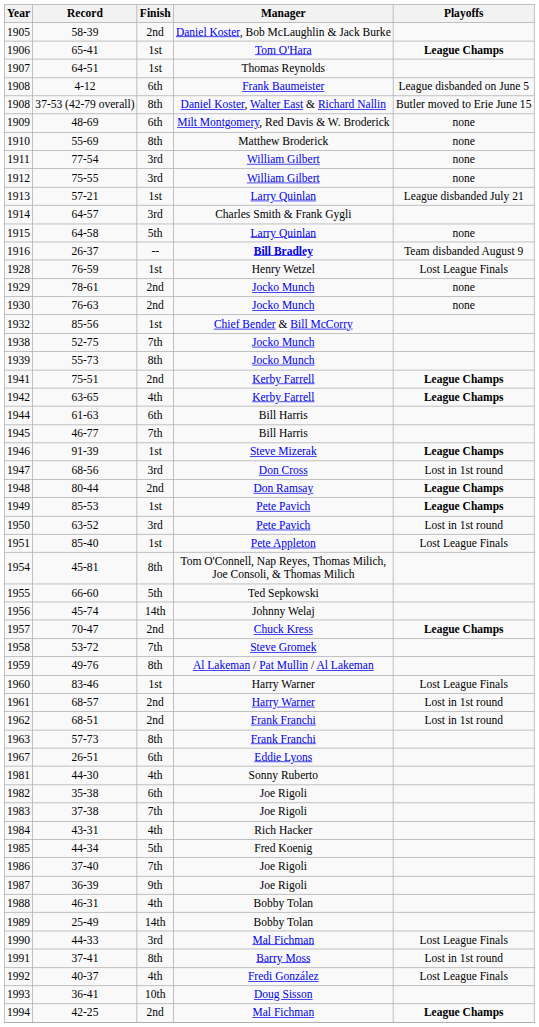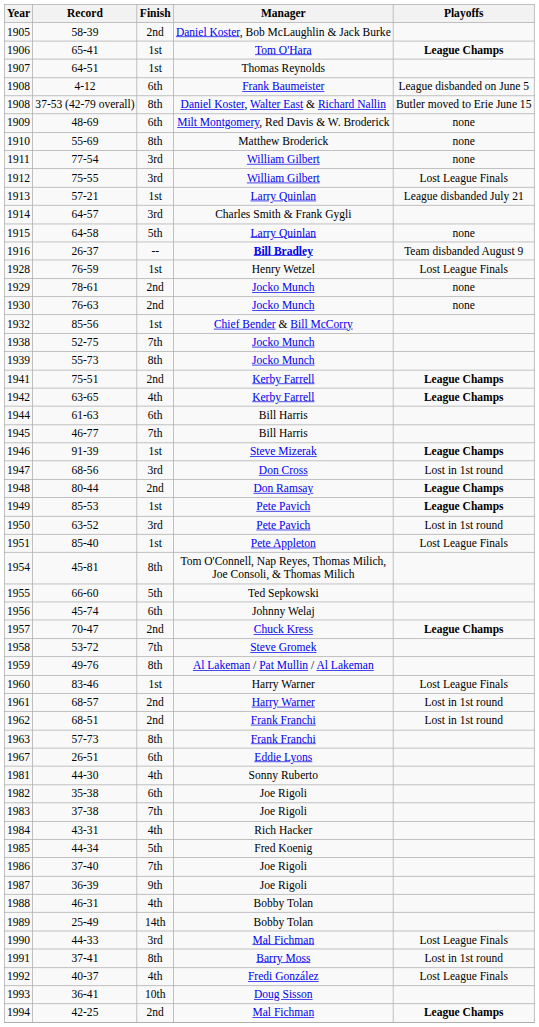(464, 178) none -> (464, 178) Lost League Finals
(155, 611) 14th -> (155, 611) 6th
